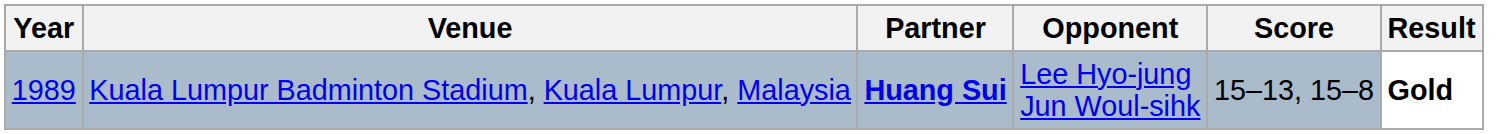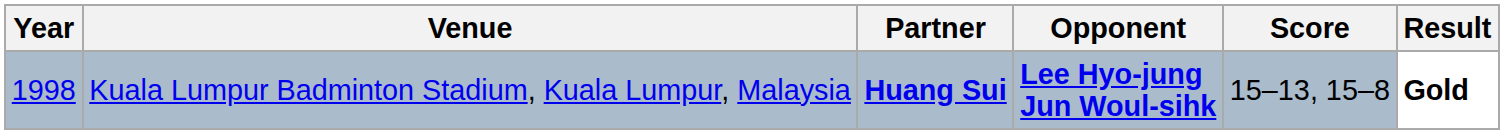(44, 90) 1989 -> (44, 90) 1998
(1110, 90) normal -> (1118, 90) bold
